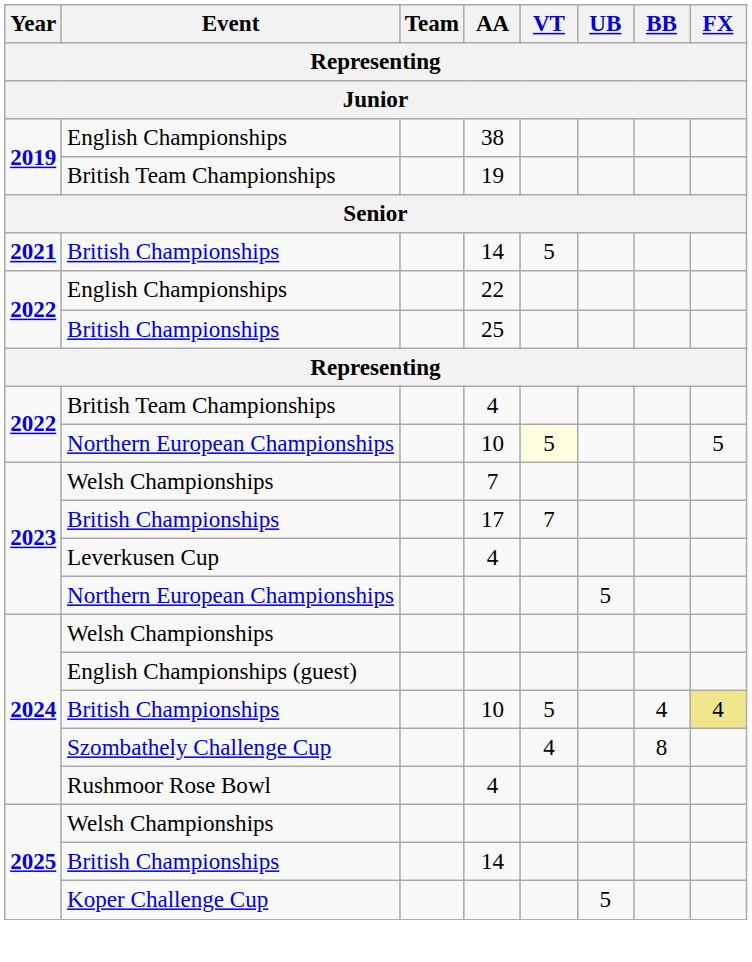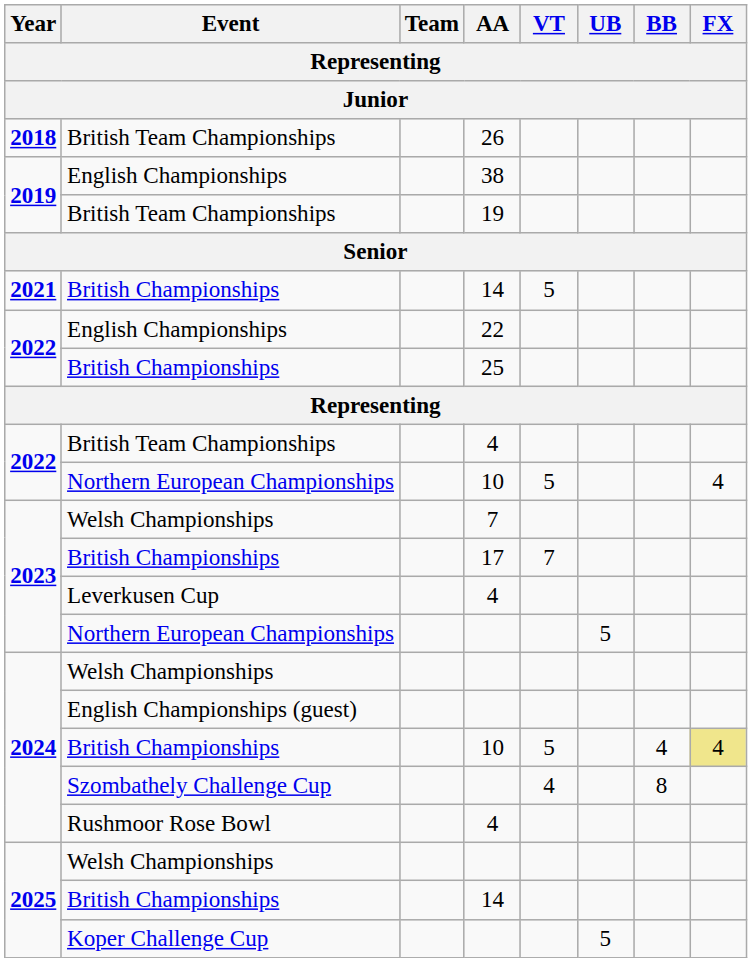+ row: (201, 138)
(549, 442) lightyellow background -> (549, 480) no background
(718, 442) 5 -> (718, 480) 4
